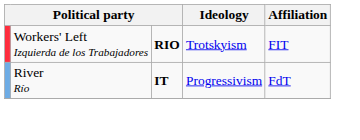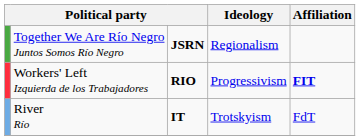+ row: (89, 44)
(216, 44) Trotskyism -> (249, 80) Progressivism
(278, 44) normal -> (304, 80) bold
(224, 80) Progressivism -> (241, 116) Trotskyism
